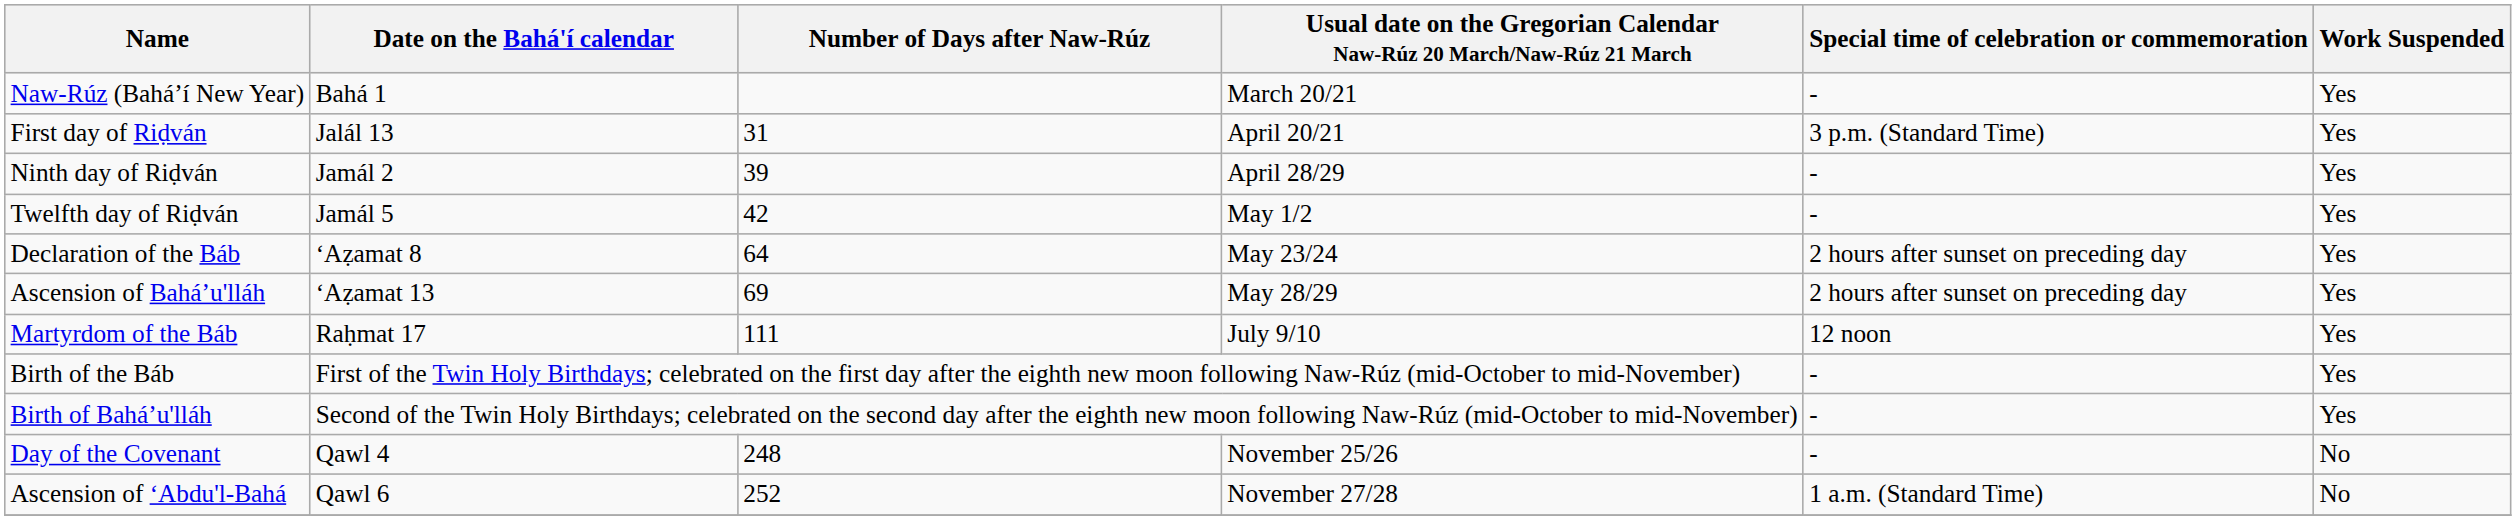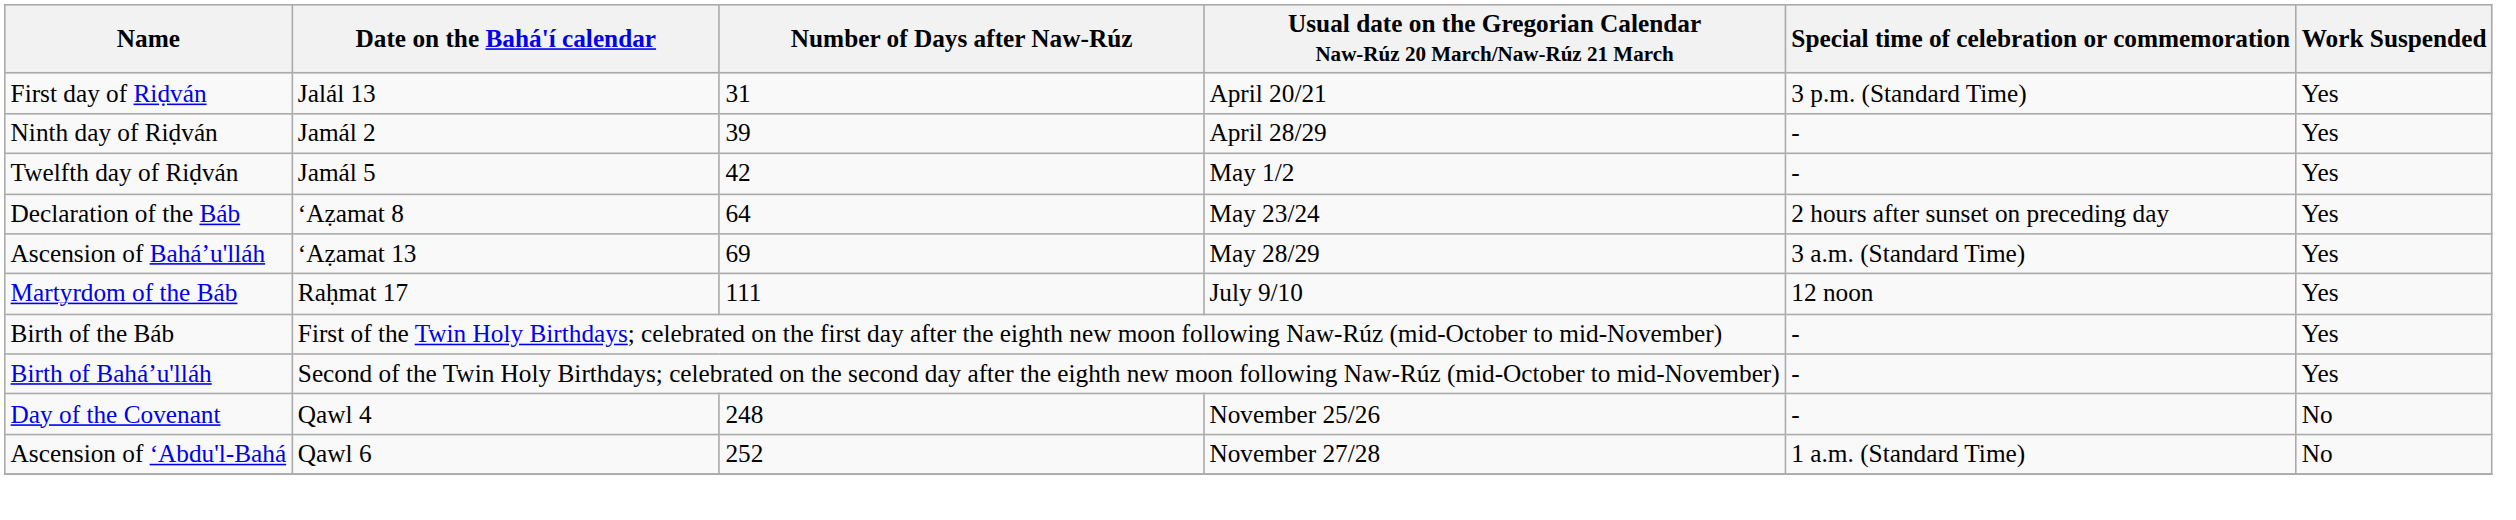- row: (157, 93)
(1998, 293) 2 hours after sunset on preceding day -> (1908, 253) 3 a.m. (Standard Time)
